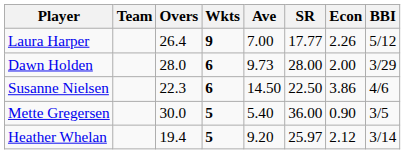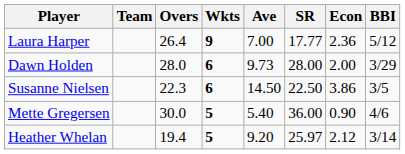(343, 40) 2.26 -> (343, 40) 2.36
(379, 88) 4/6 -> (379, 88) 3/5
(379, 112) 3/5 -> (379, 112) 4/6
